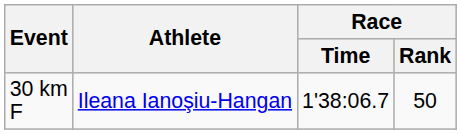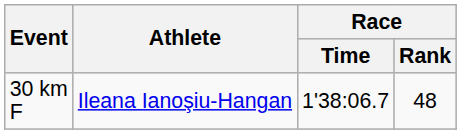(425, 101) 50 -> (425, 101) 48
